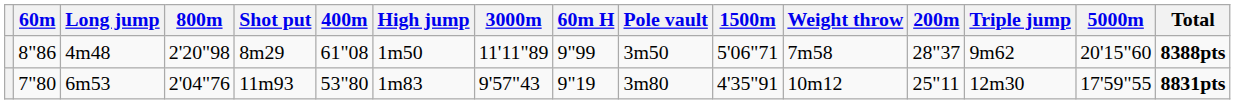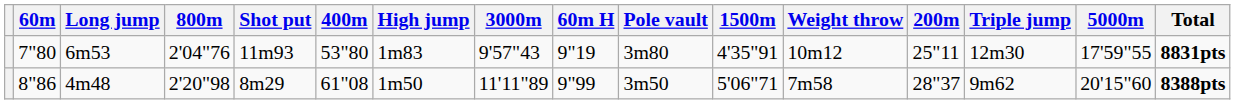rows swapped: (37, 83) <-> (37, 51)
